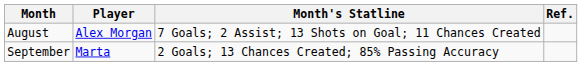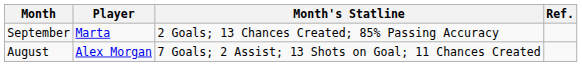rows swapped: (28, 33) <-> (39, 52)
